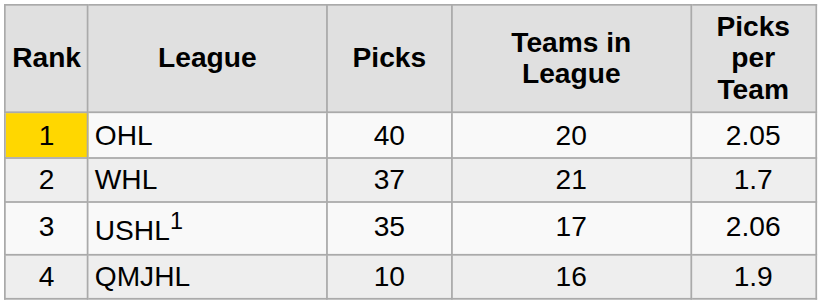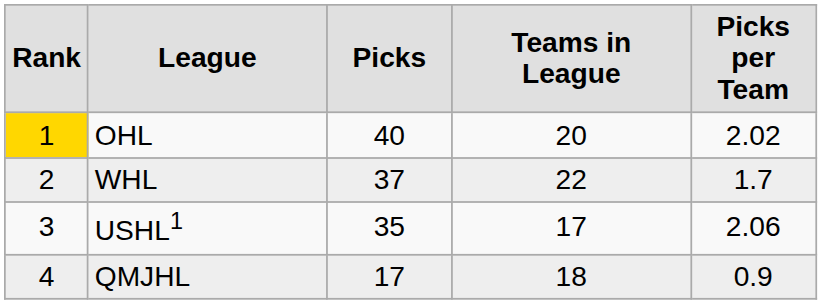(753, 134) 2.05 -> (753, 134) 2.02
(571, 179) 21 -> (571, 179) 22
(389, 276) 10 -> (389, 276) 17
(571, 276) 16 -> (571, 276) 18
(753, 276) 1.9 -> (753, 276) 0.9
